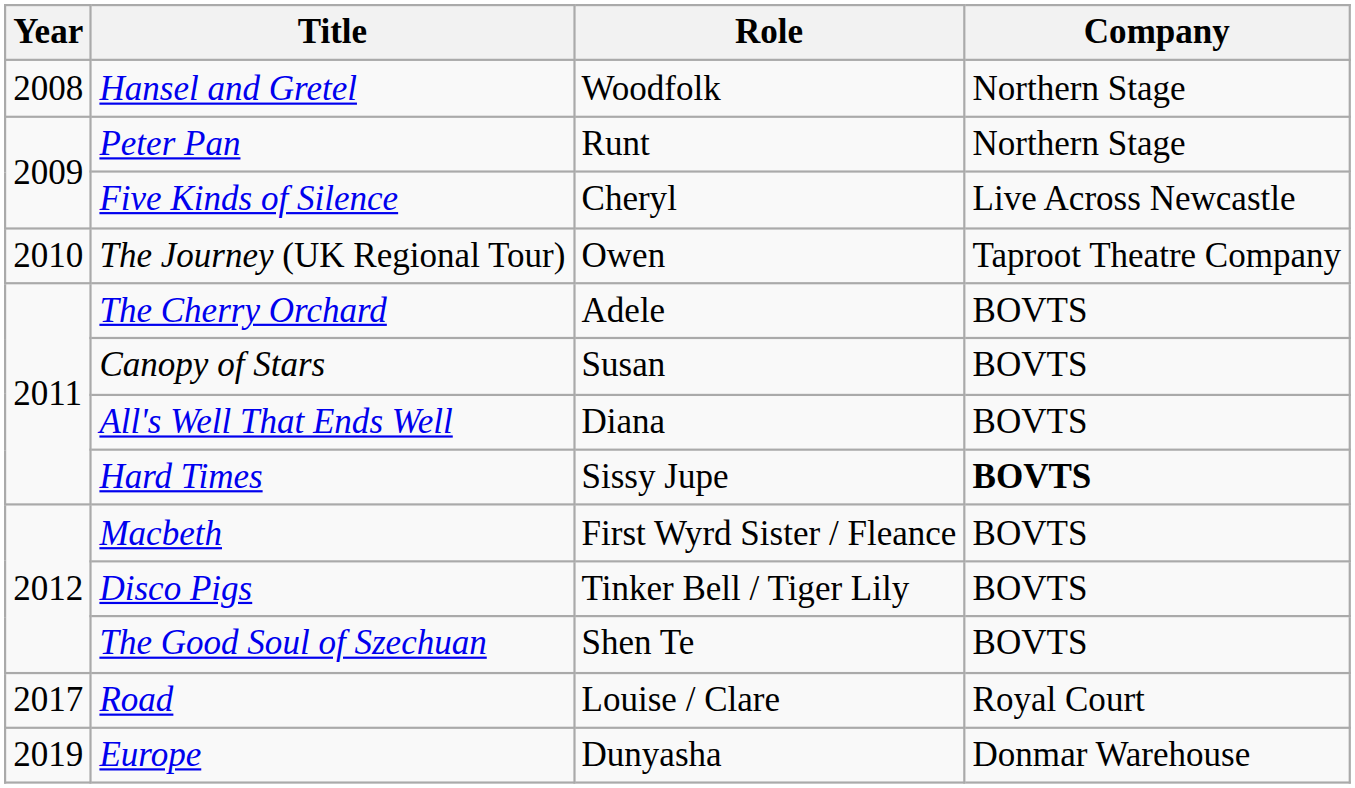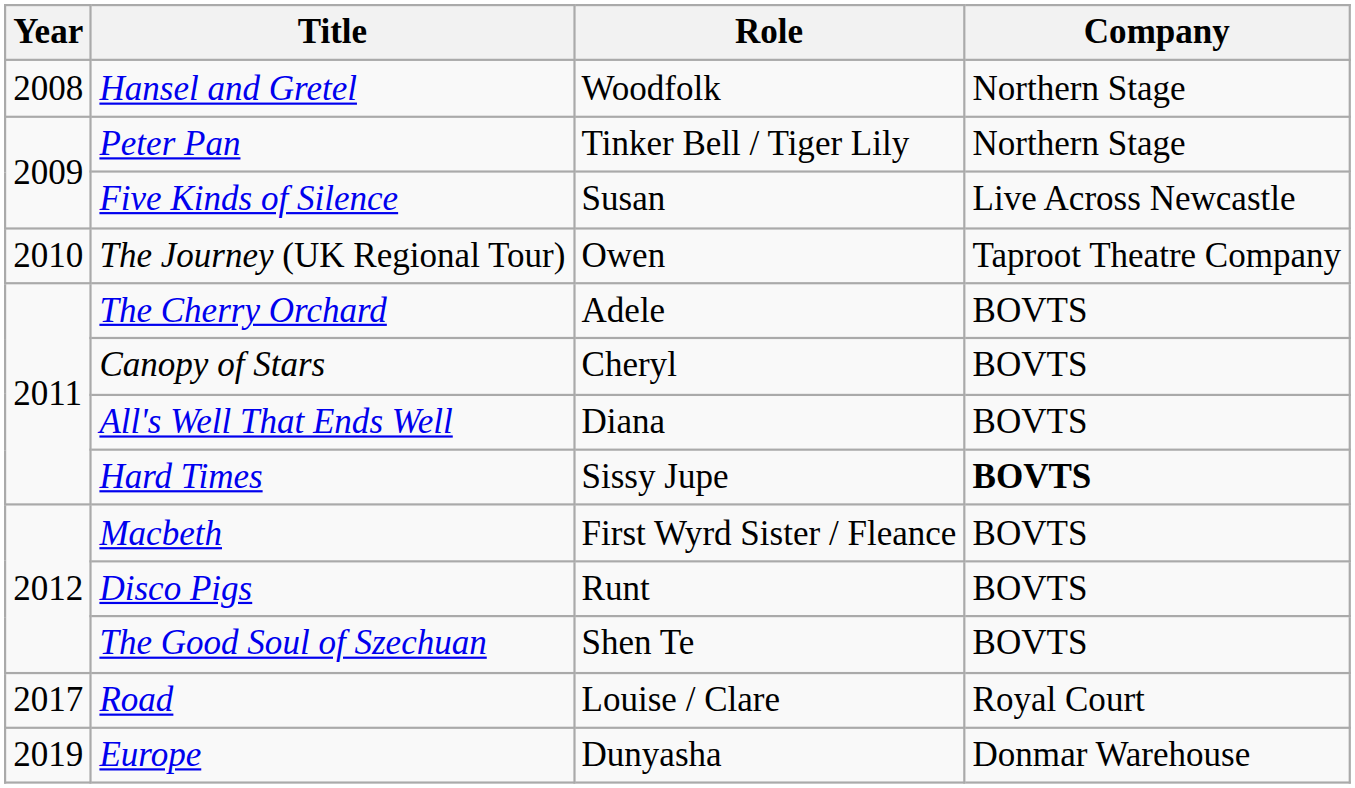(616, 143) Runt -> (745, 143) Tinker Bell / Tiger Lily
(629, 198) Cheryl -> (623, 198) Susan
(623, 365) Susan -> (629, 365) Cheryl
(745, 587) Tinker Bell / Tiger Lily -> (616, 587) Runt
